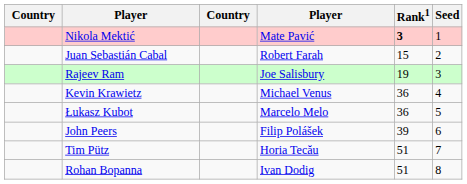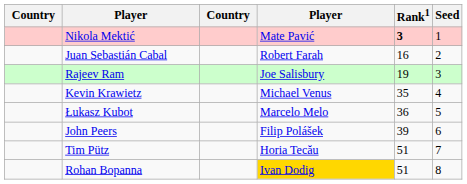(403, 55) 15 -> (403, 55) 16
(403, 93) 36 -> (403, 93) 35
(287, 169) no background -> (287, 169) gold background
